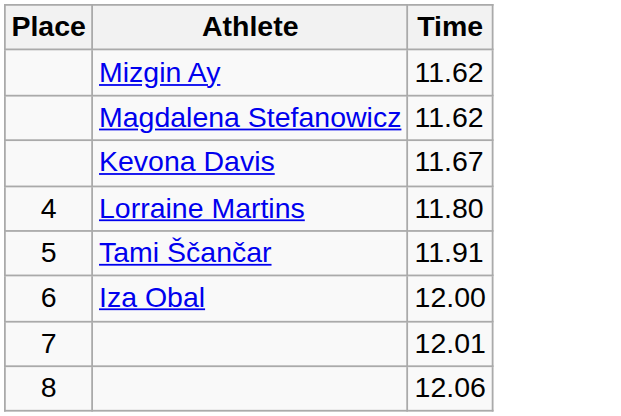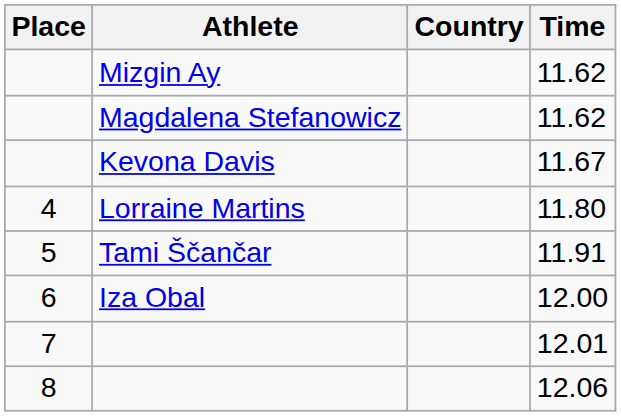+ column: (469, 27)
